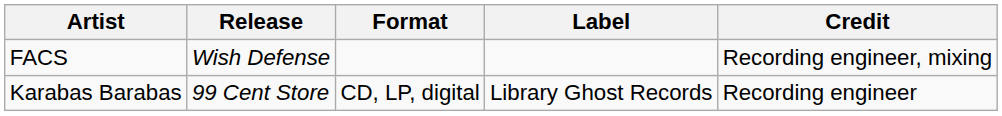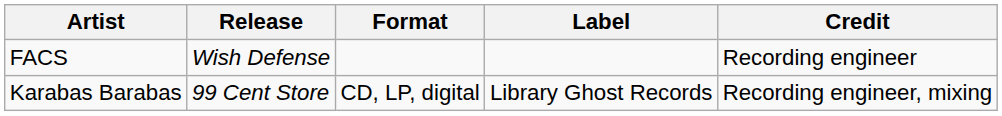(857, 57) Recording engineer, mixing -> (820, 57) Recording engineer
(820, 92) Recording engineer -> (857, 92) Recording engineer, mixing
